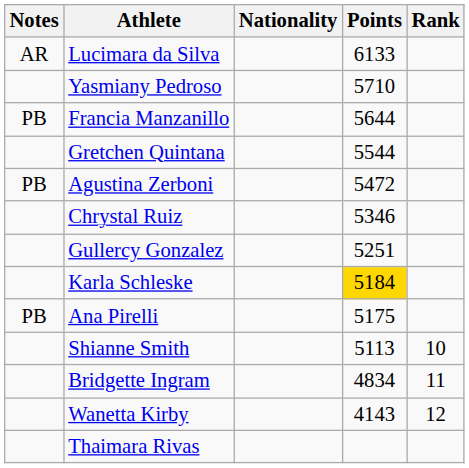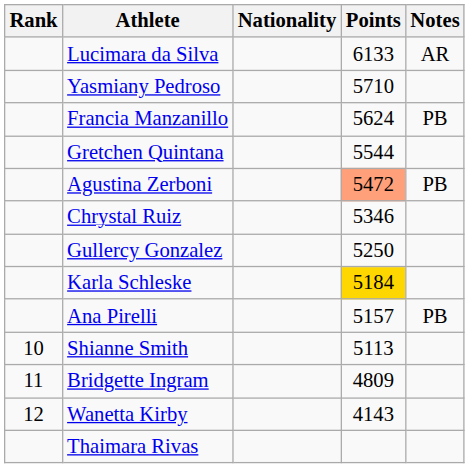columns swapped: (436, 20) <-> (34, 20)
(374, 119) 5644 -> (373, 119) 5624
(374, 184) no background -> (373, 184) lightsalmon background
(374, 250) 5251 -> (373, 250) 5250
(374, 315) 5175 -> (373, 315) 5157
(374, 380) 4834 -> (373, 380) 4809
